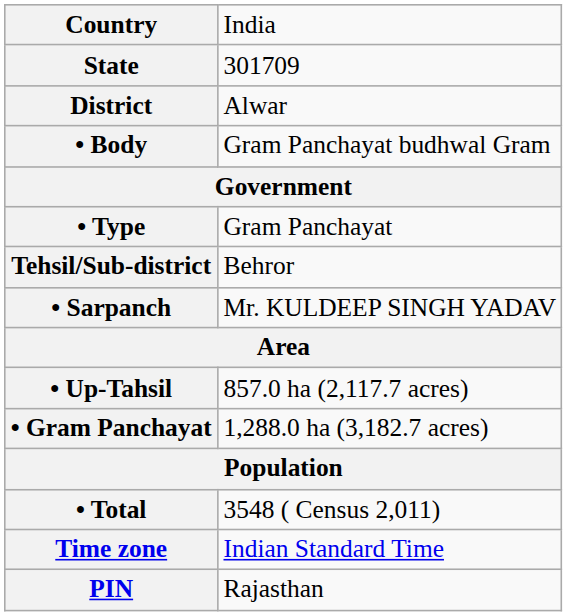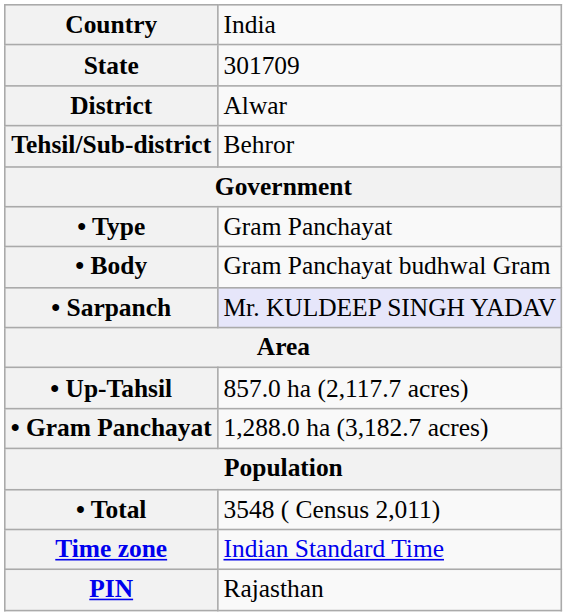rows swapped: (111, 266) <-> (111, 145)
(390, 307) no background -> (390, 307) lavender background
